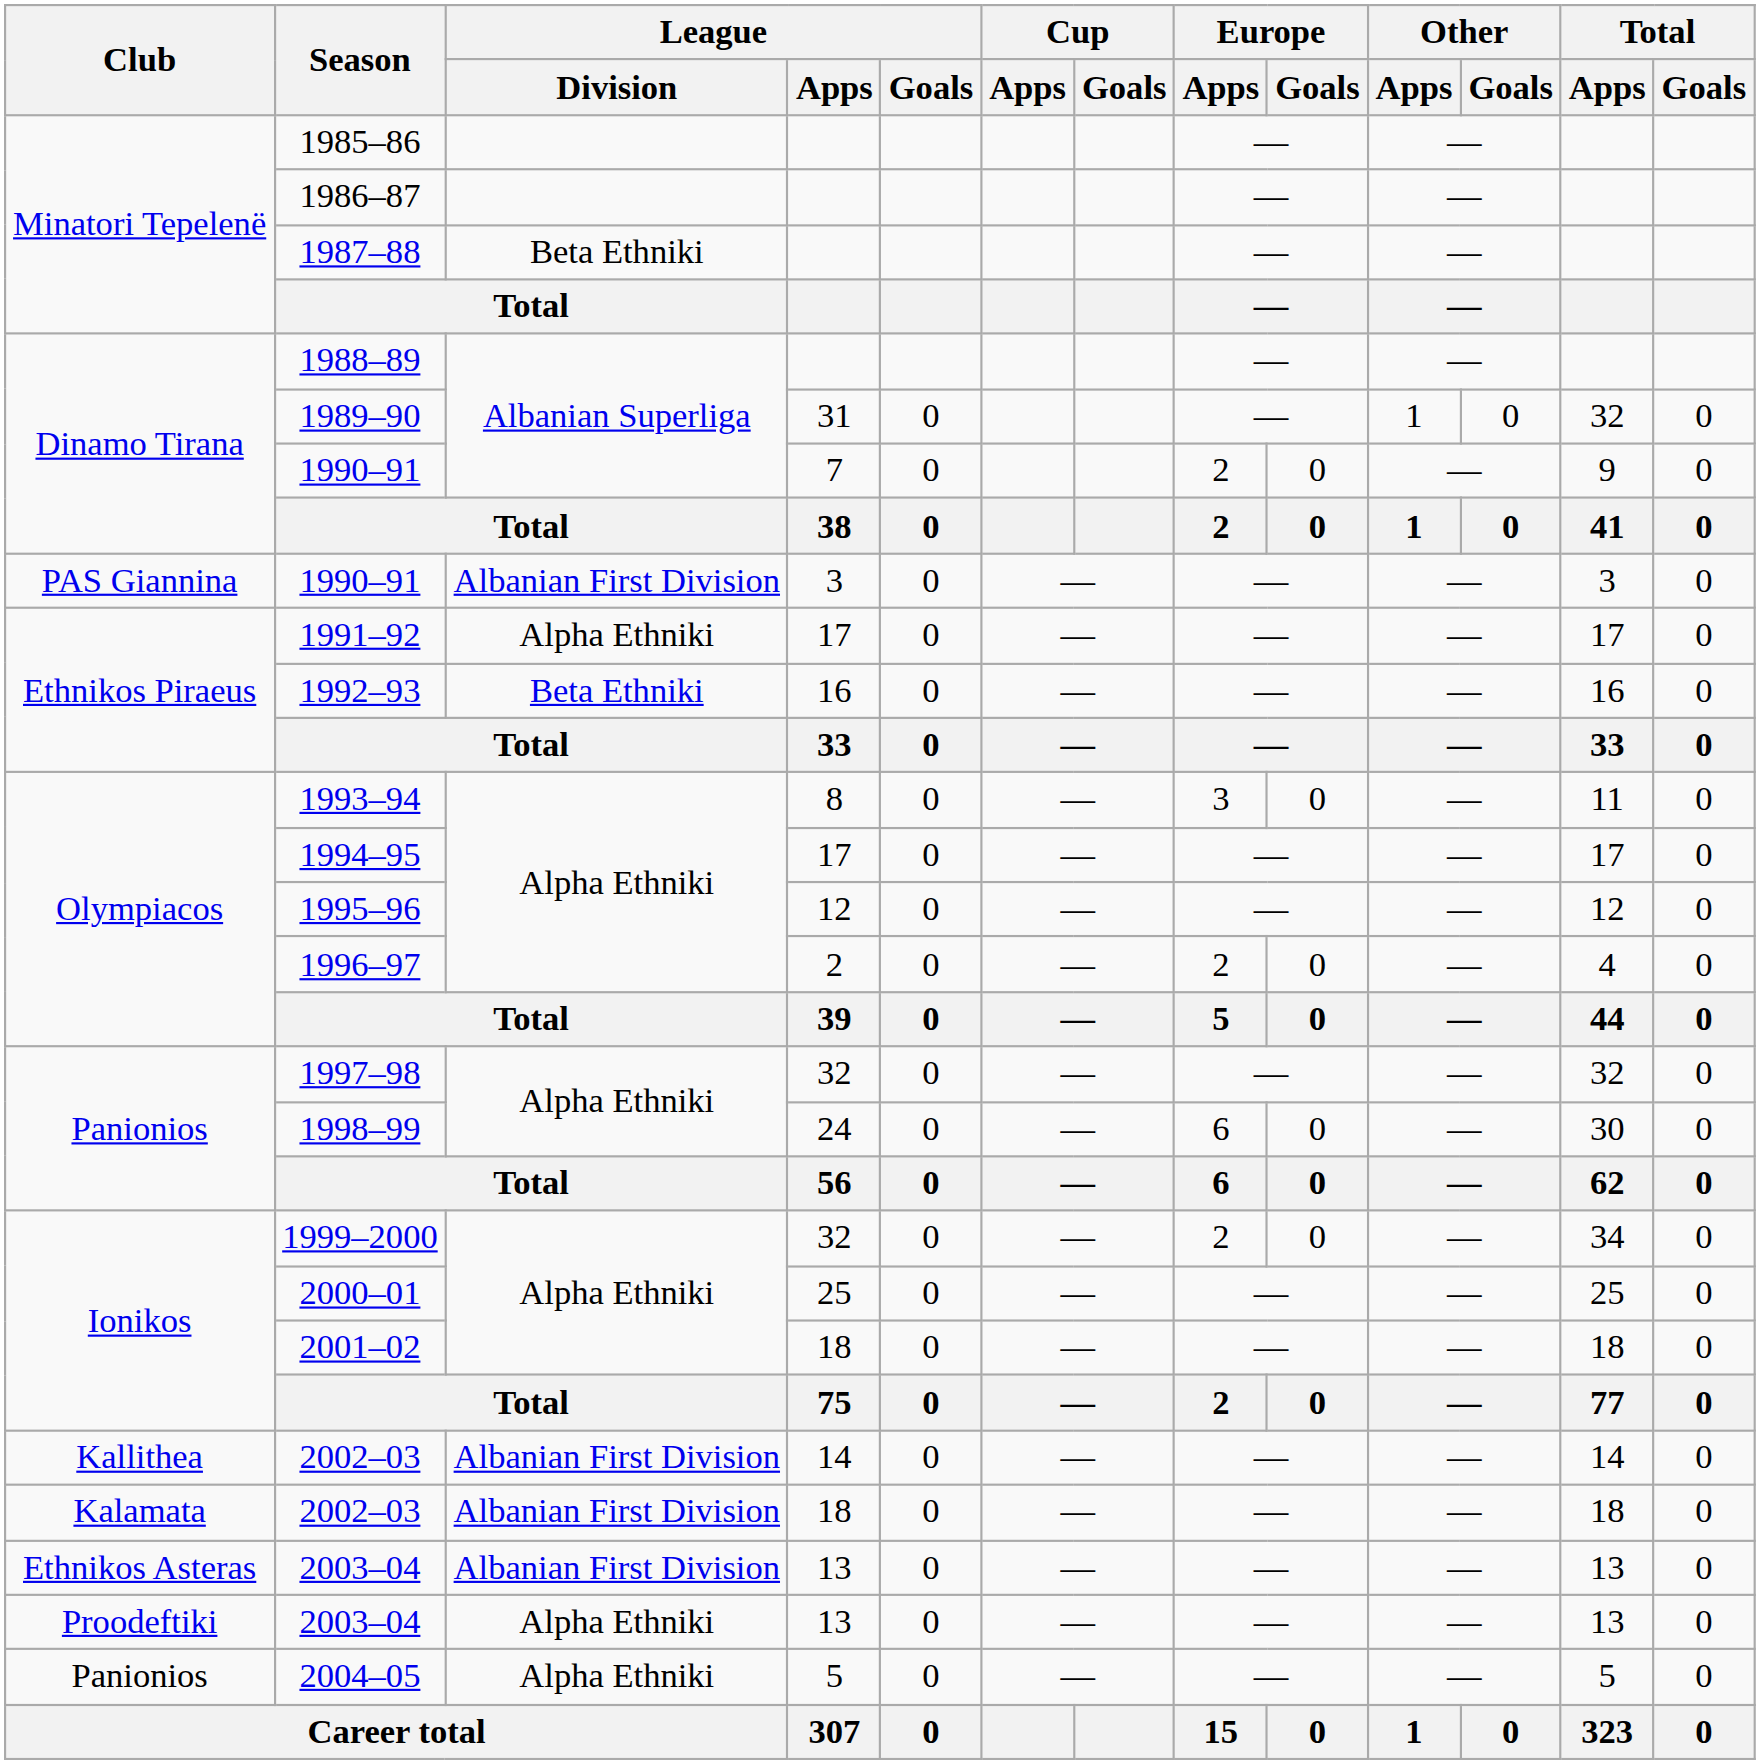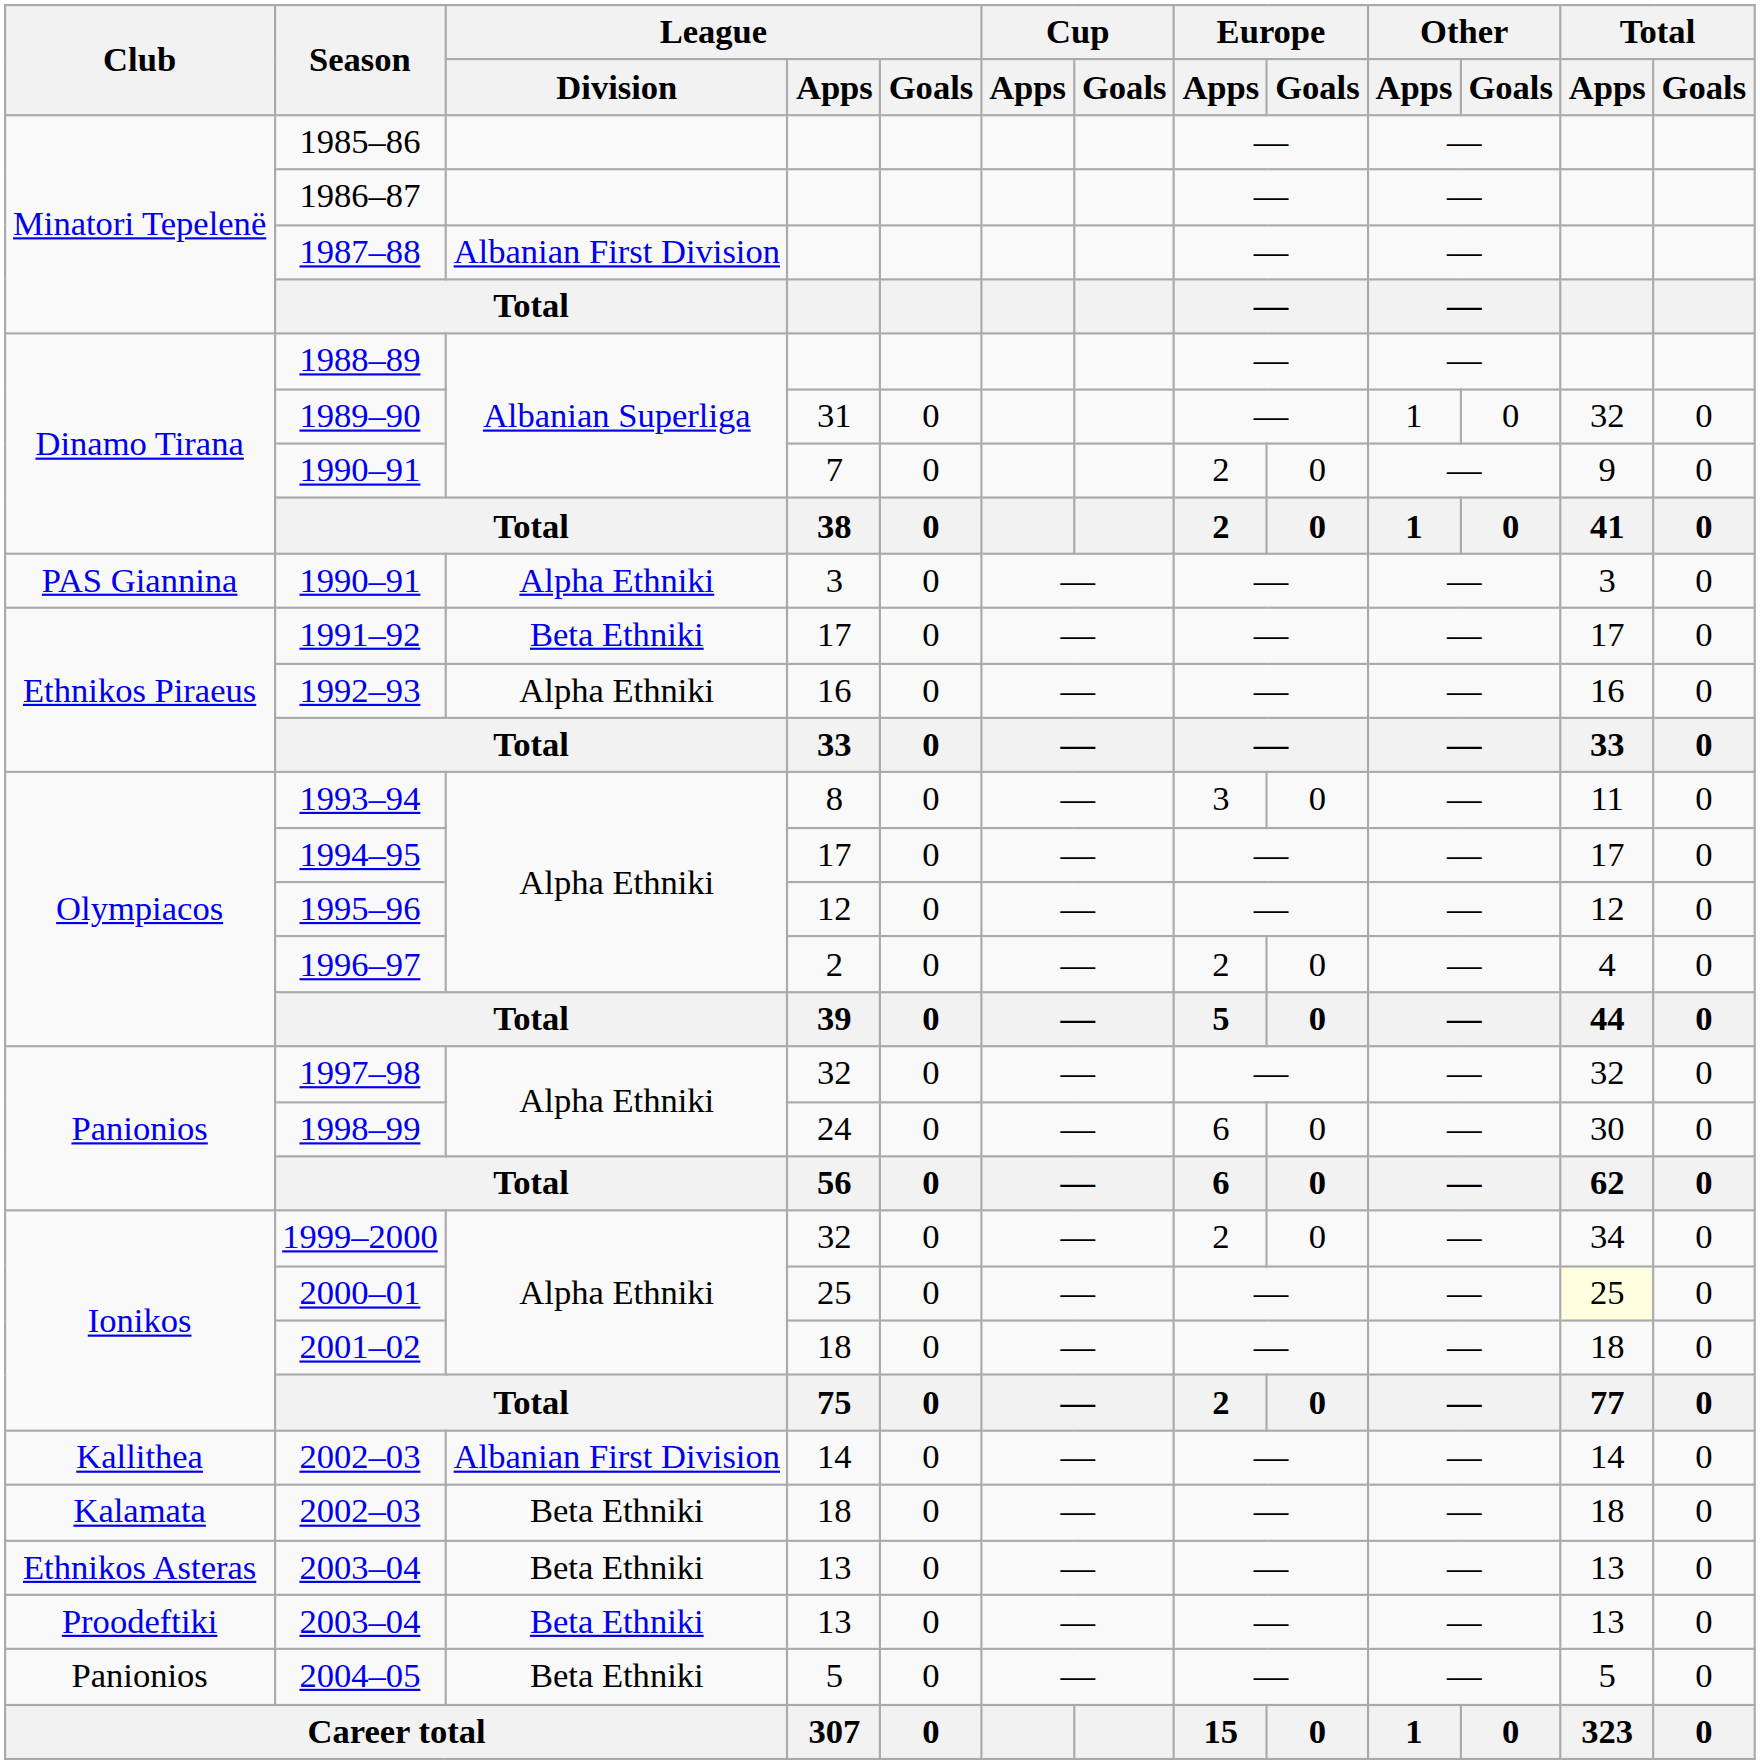(617, 251) Beta Ethniki -> (617, 251) Albanian First Division
(617, 580) Albanian First Division -> (617, 580) Alpha Ethniki
(617, 634) Alpha Ethniki -> (617, 634) Beta Ethniki
(617, 689) Beta Ethniki -> (617, 689) Alpha Ethniki
(1607, 1292) no background -> (1607, 1292) lightyellow background
(617, 1511) Albanian First Division -> (617, 1511) Beta Ethniki
(617, 1566) Albanian First Division -> (617, 1566) Beta Ethniki
(617, 1621) Alpha Ethniki -> (617, 1621) Beta Ethniki
(617, 1676) Alpha Ethniki -> (617, 1676) Beta Ethniki
